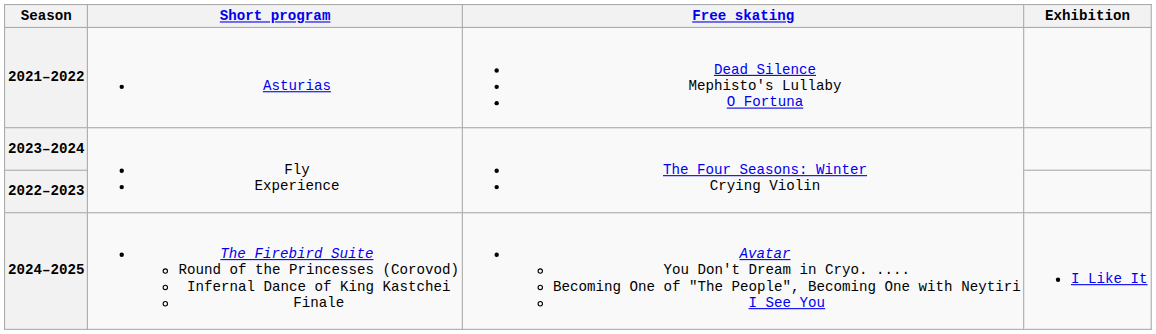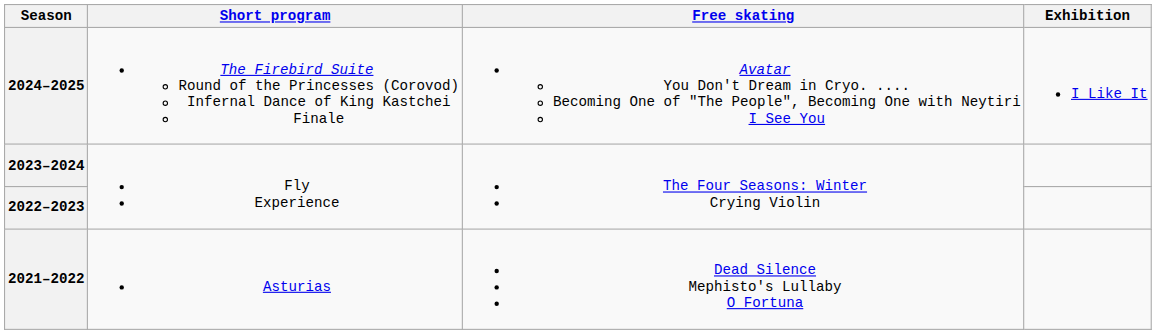rows swapped: (46, 271) <-> (46, 78)
